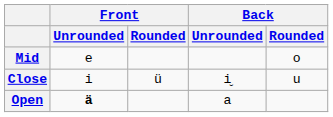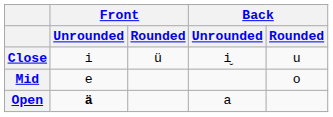rows swapped: (27, 79) <-> (27, 58)
